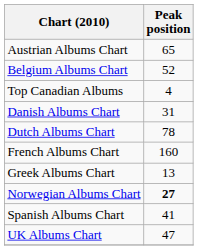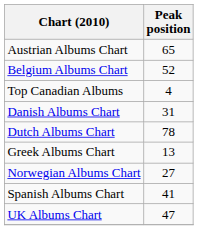- row: (63, 152)
(169, 193) bold -> (169, 173) normal
